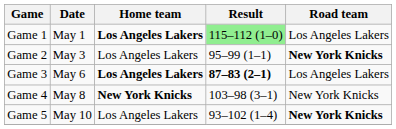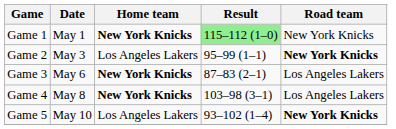(150, 34) Los Angeles Lakers -> (145, 34) New York Knicks
(339, 34) Los Angeles Lakers -> (329, 34) New York Knicks
(150, 74) Los Angeles Lakers -> (145, 74) New York Knicks
(240, 74) bold -> (235, 74) normal
(334, 94) New York Knicks -> (334, 94) Los Angeles Lakers
